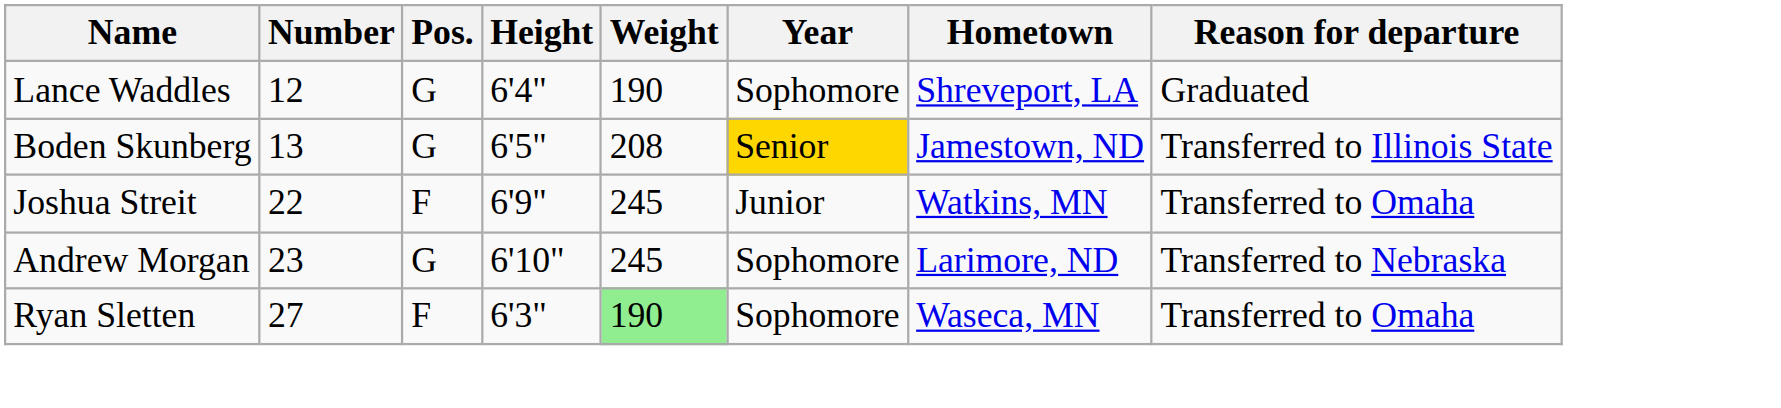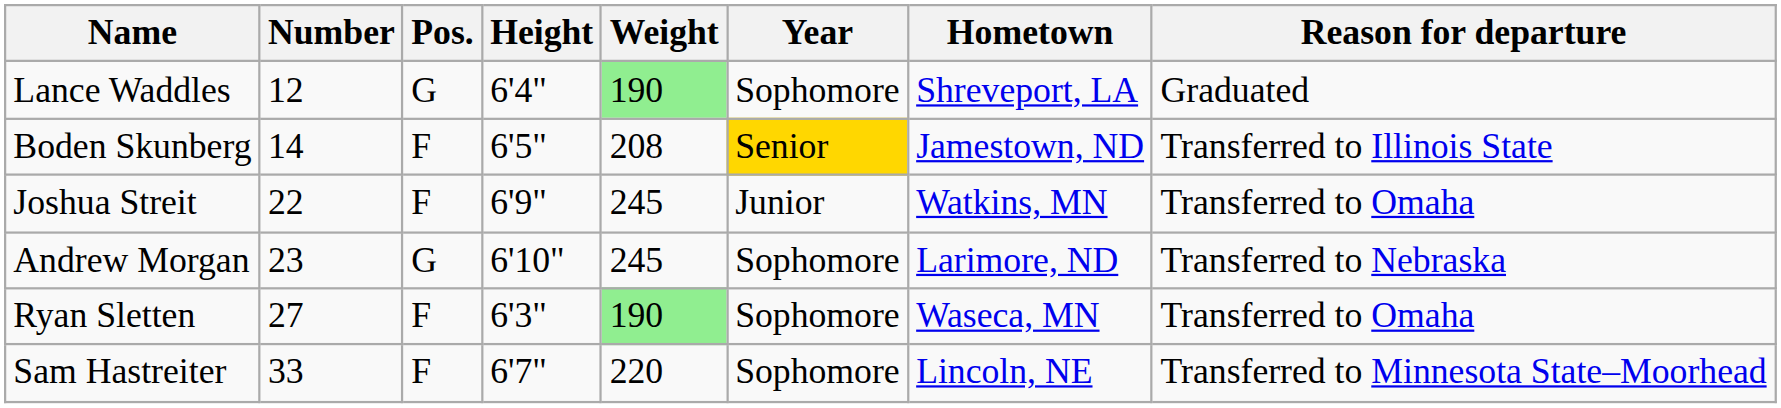(636, 89) no background -> (636, 89) lightgreen background
(286, 145) 13 -> (286, 145) 14
(424, 145) G -> (421, 145) F
+ row: (120, 372)
